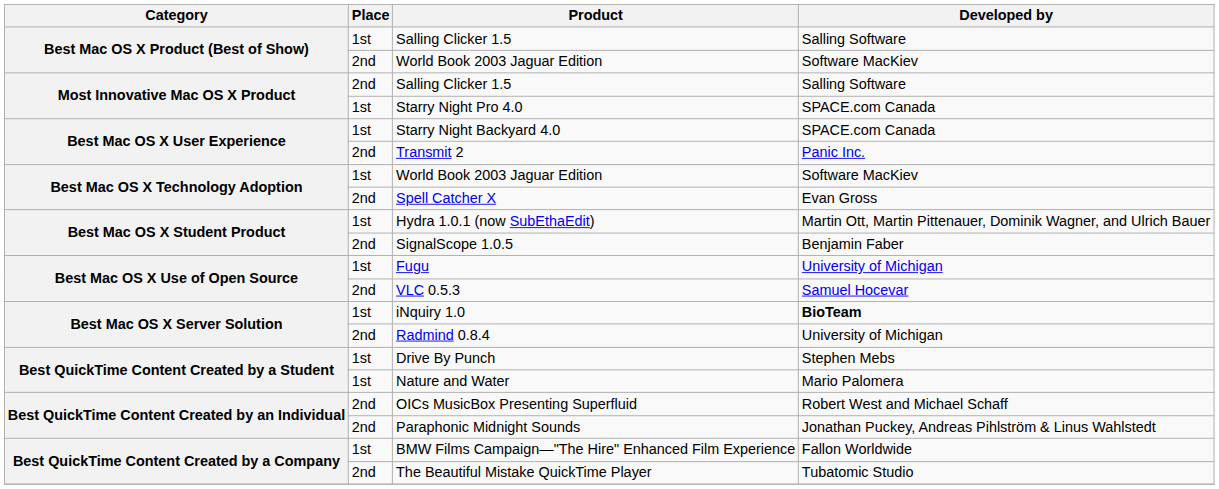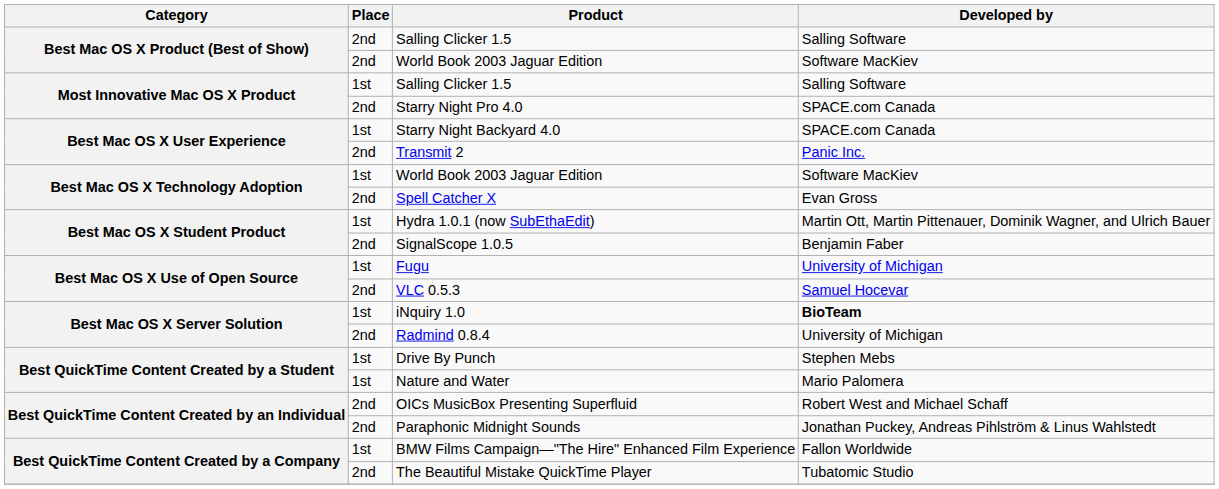(361, 38) 1st -> (364, 38) 2nd
(364, 84) 2nd -> (361, 84) 1st
(361, 107) 1st -> (364, 107) 2nd
